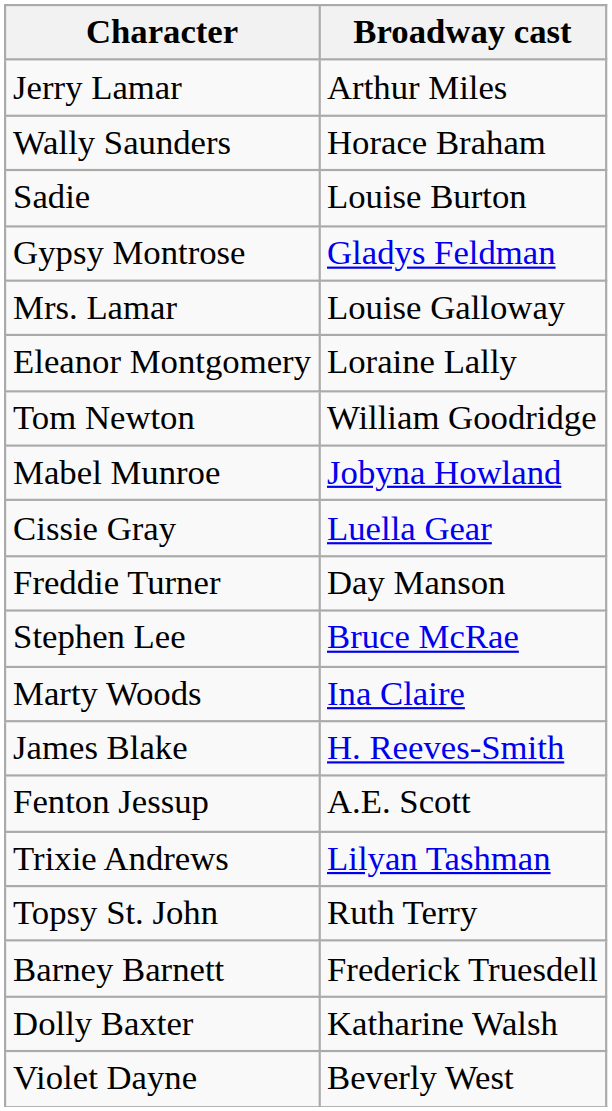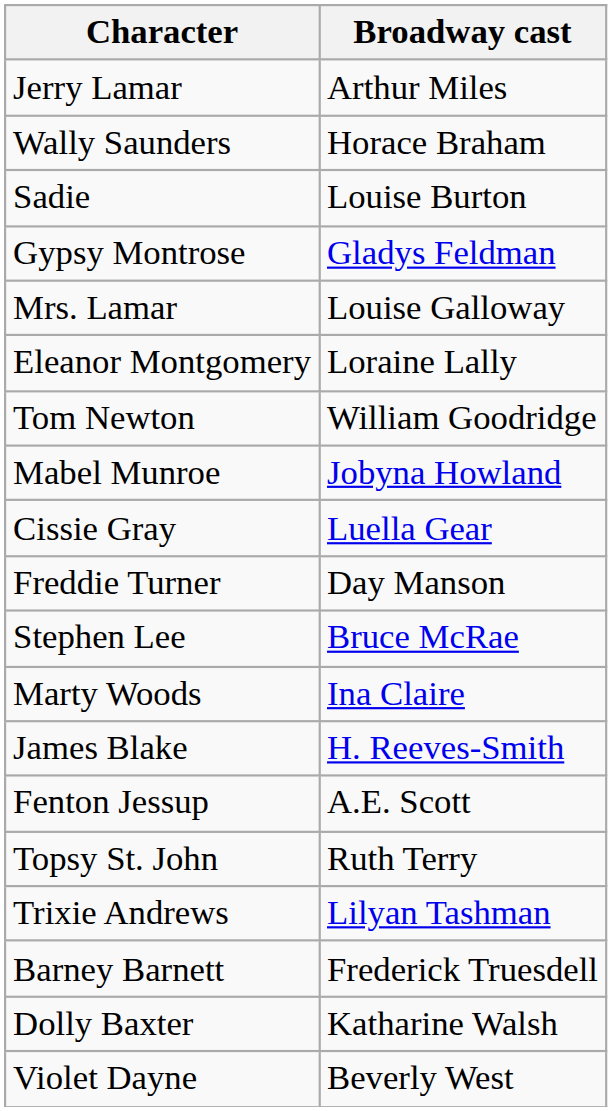rows swapped: (121, 857) <-> (116, 913)
